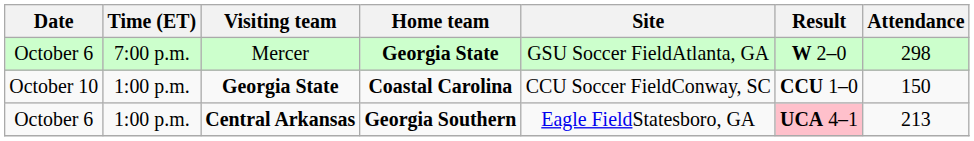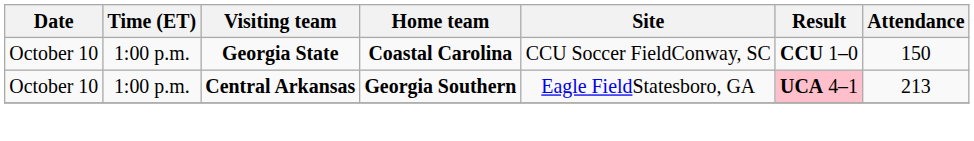- row: (280, 53)
(54, 119) October 6 -> (54, 86) October 10
